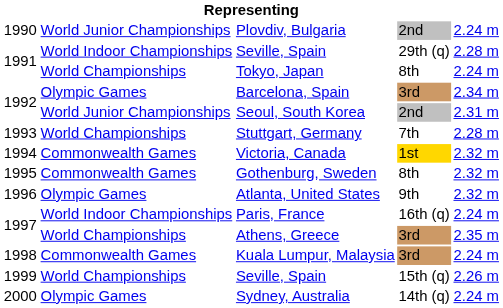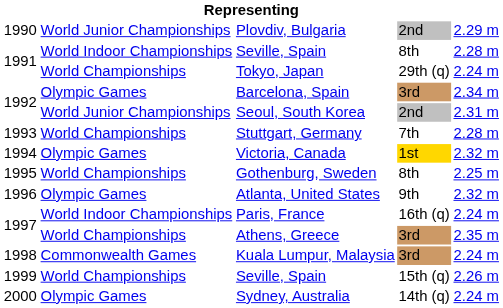(476, 30) 2.24 m -> (476, 30) 2.29 m
(424, 51) 29th (q) -> (409, 51) 8th
(409, 71) 8th -> (424, 71) 29th (q)
(118, 153) Commonwealth Games -> (94, 153) Olympic Games
(118, 173) Commonwealth Games -> (113, 173) World Championships
(476, 173) 2.32 m -> (476, 173) 2.25 m
